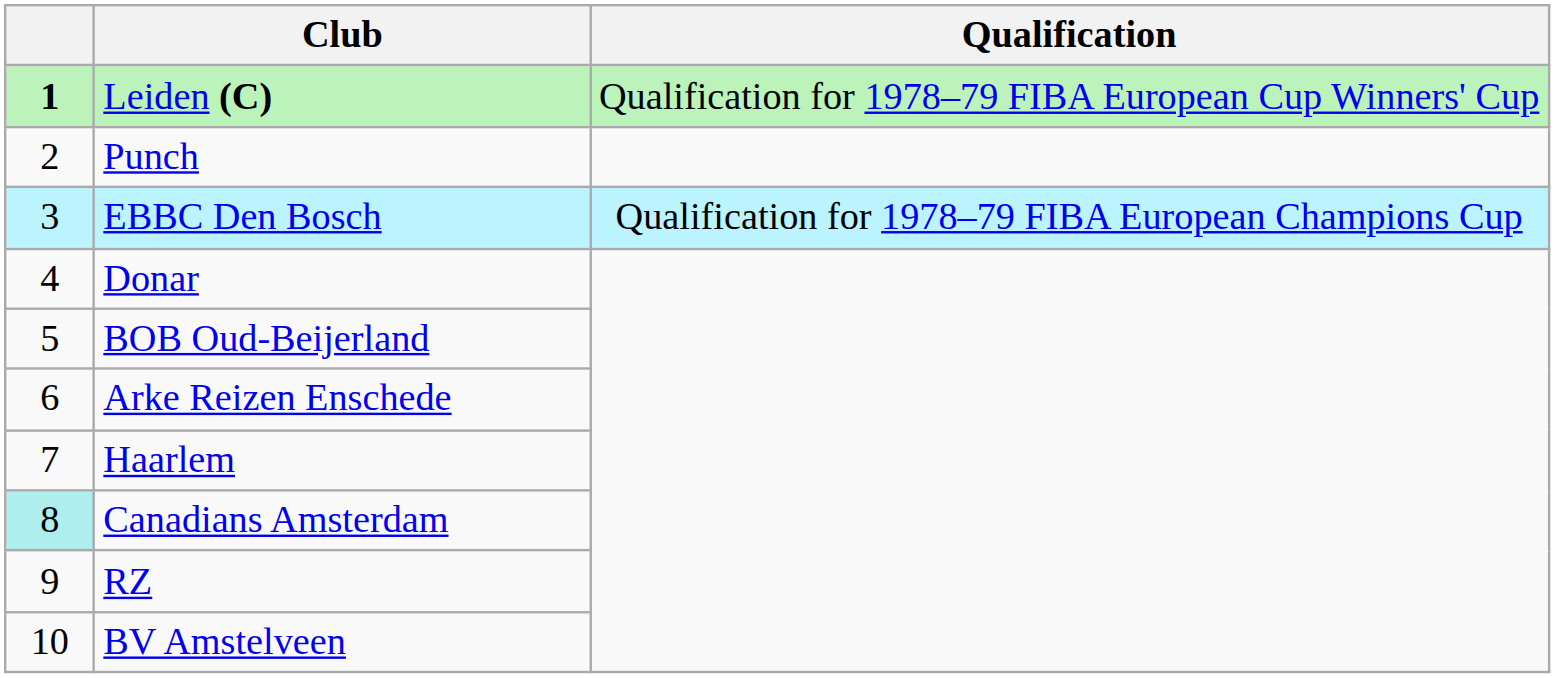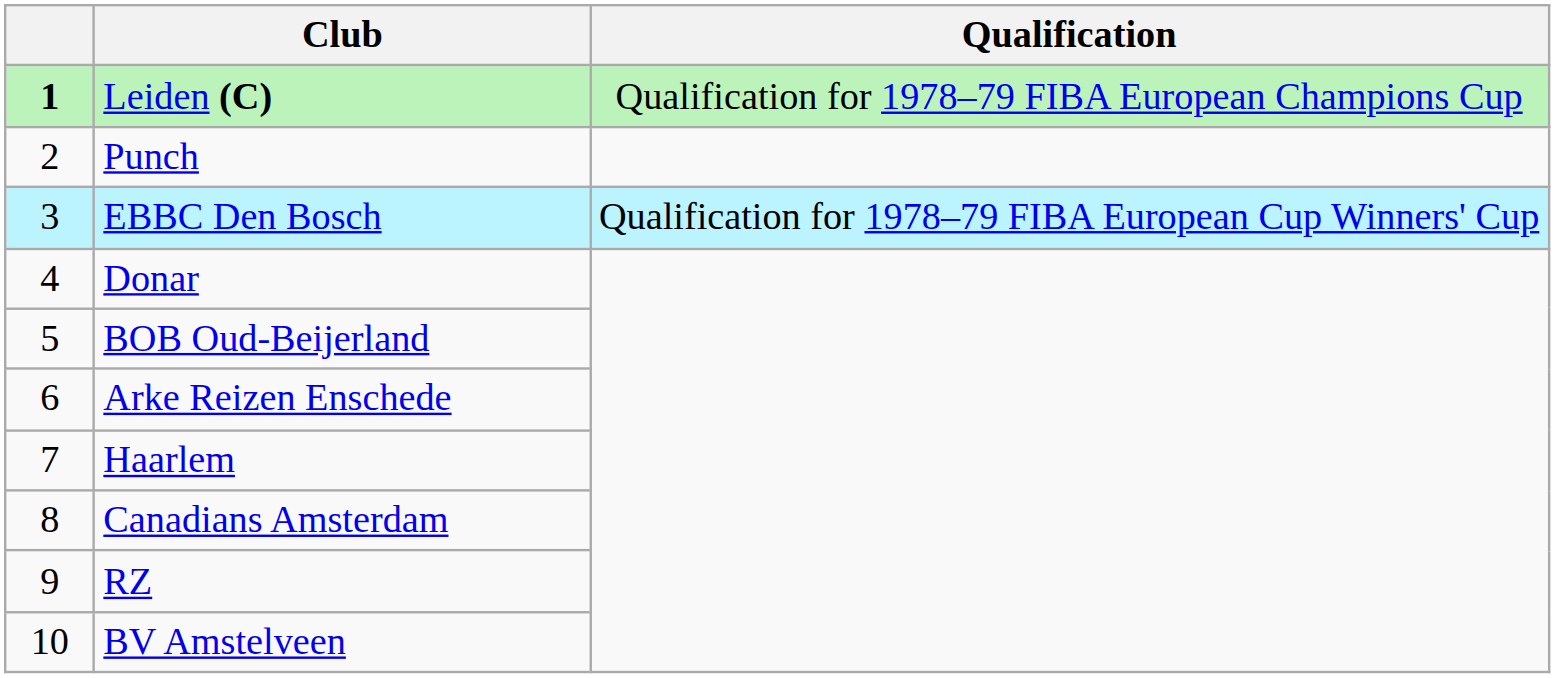(1069, 95) Qualification for 1978–79 FIBA European Cup Winners' Cup -> (1069, 95) Qualification for 1978–79 FIBA European Champions Cup
(1069, 216) Qualification for 1978–79 FIBA European Champions Cup -> (1069, 216) Qualification for 1978–79 FIBA European Cup Winners' Cup
(50, 519) paleturquoise background -> (50, 519) no background
